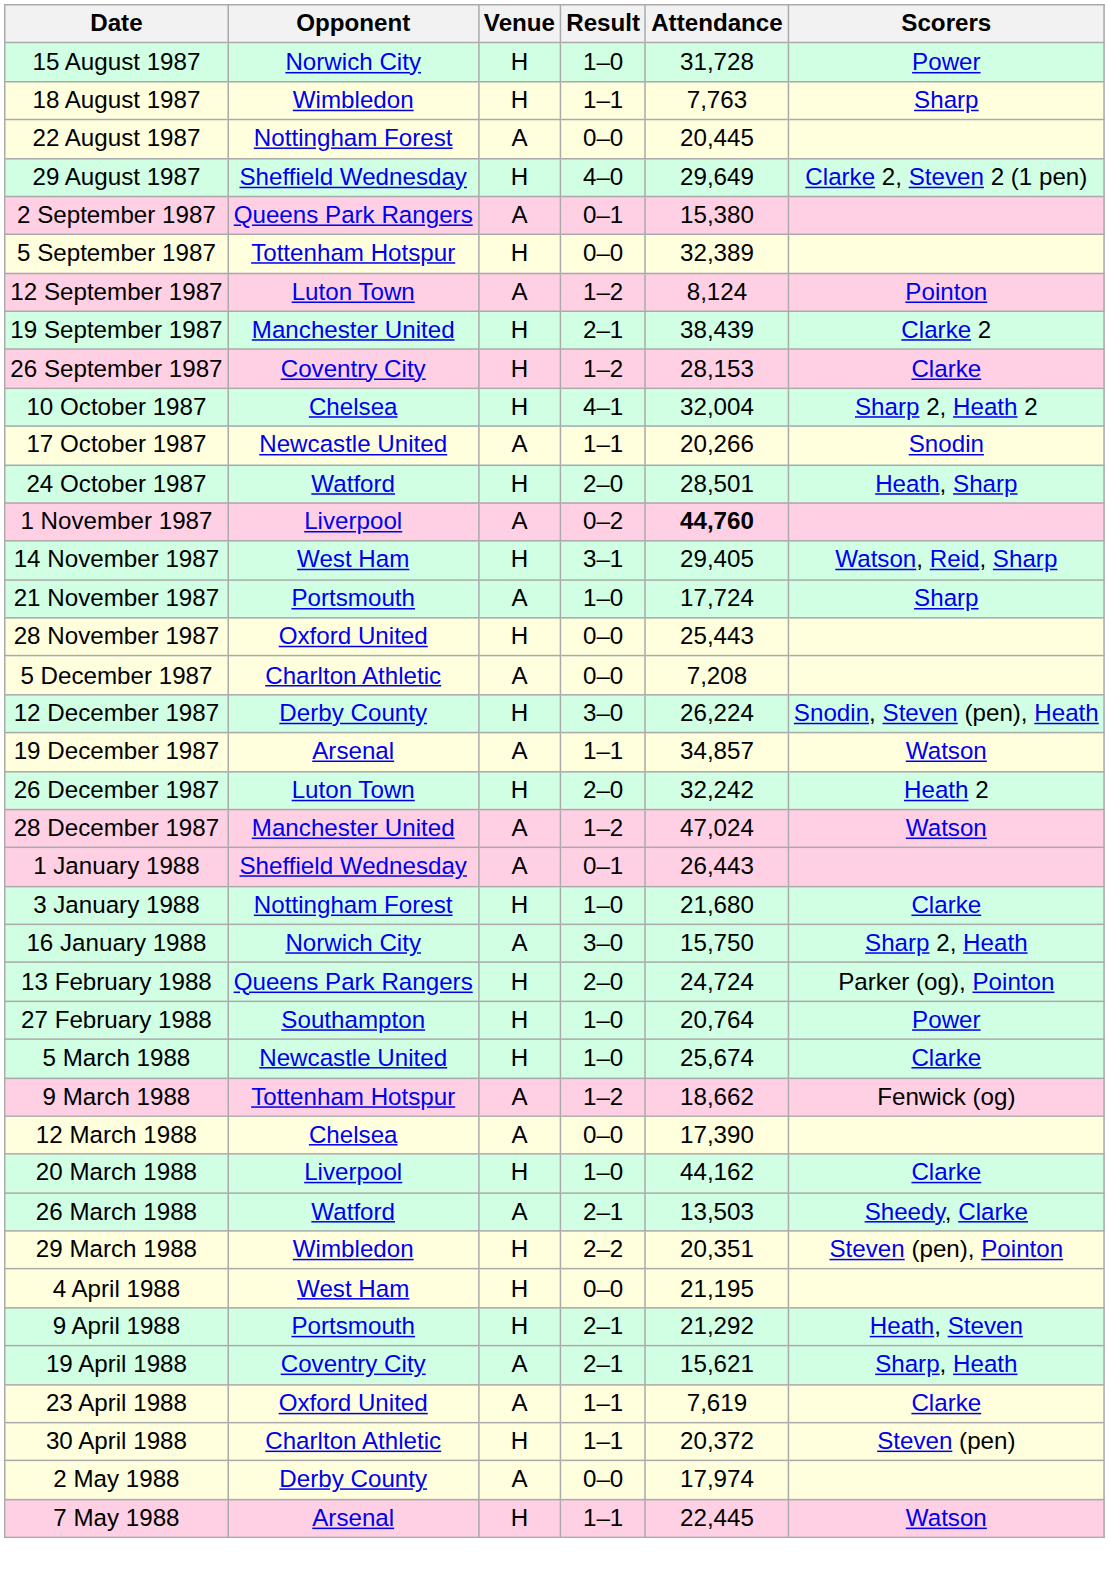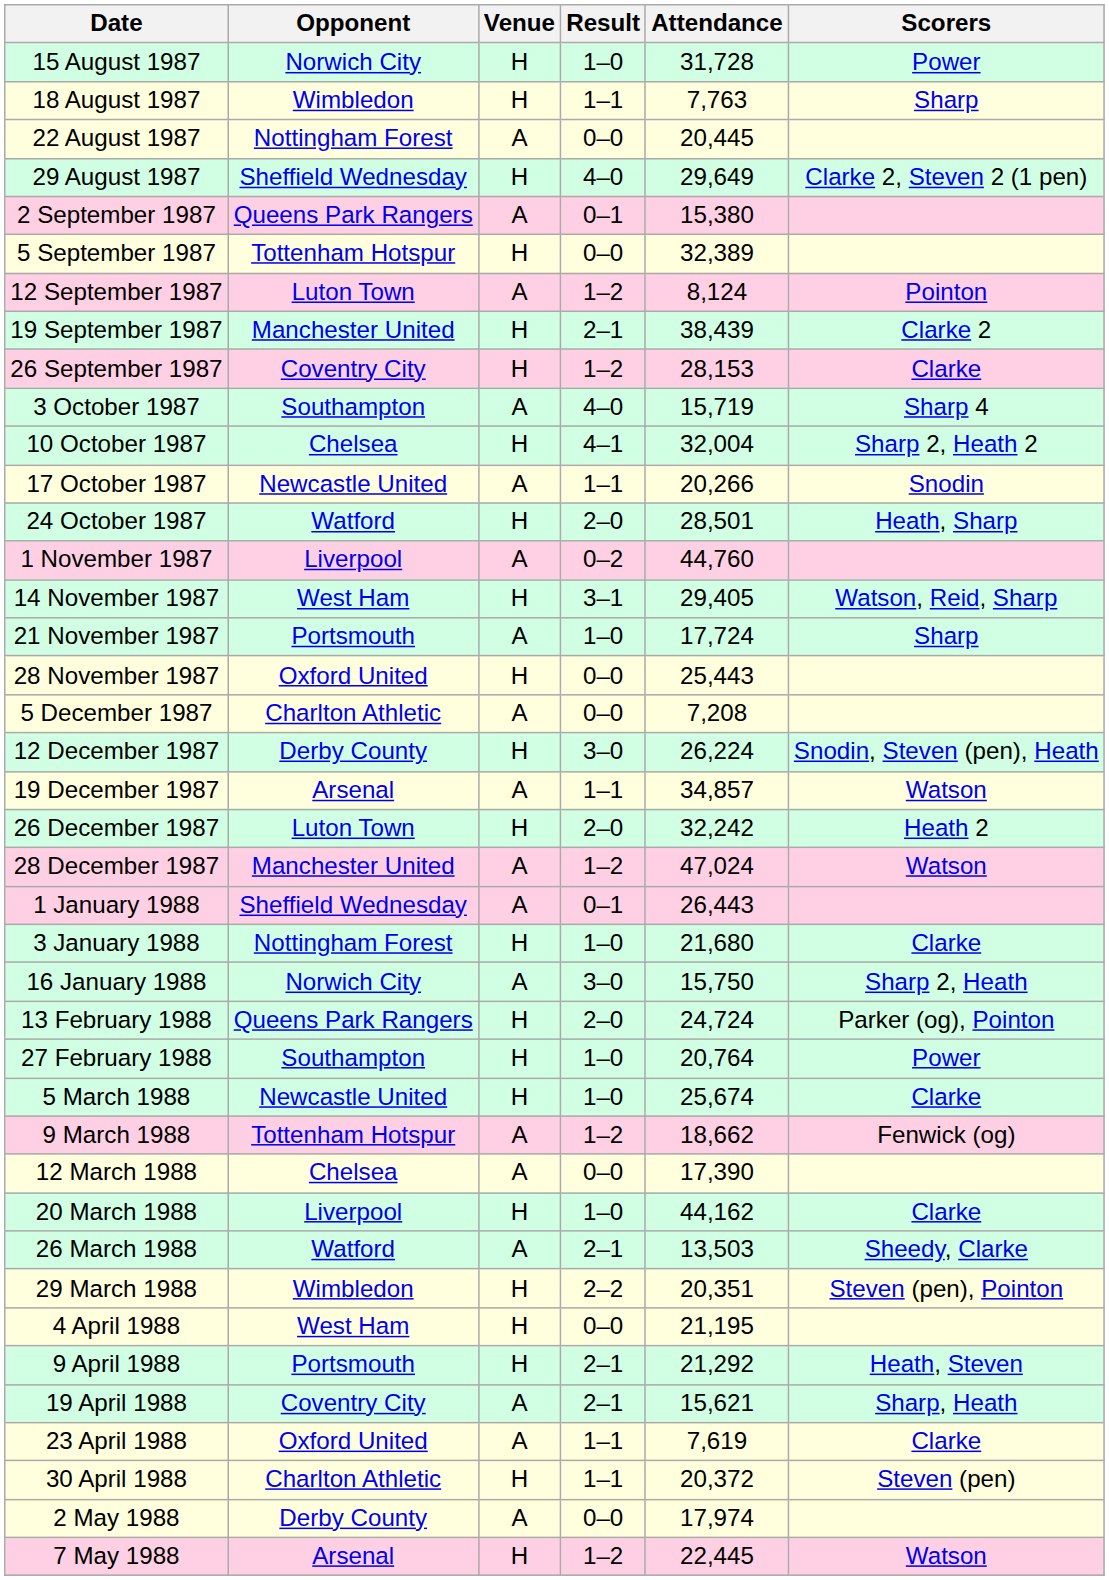+ row: (116, 406)
(717, 521) bold -> (717, 560) normal
(603, 1517) 1–1 -> (603, 1556) 1–2
